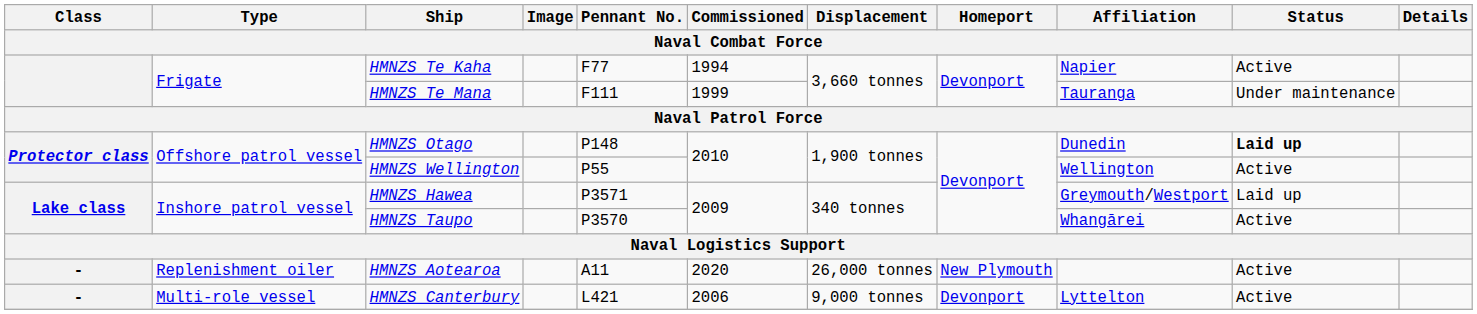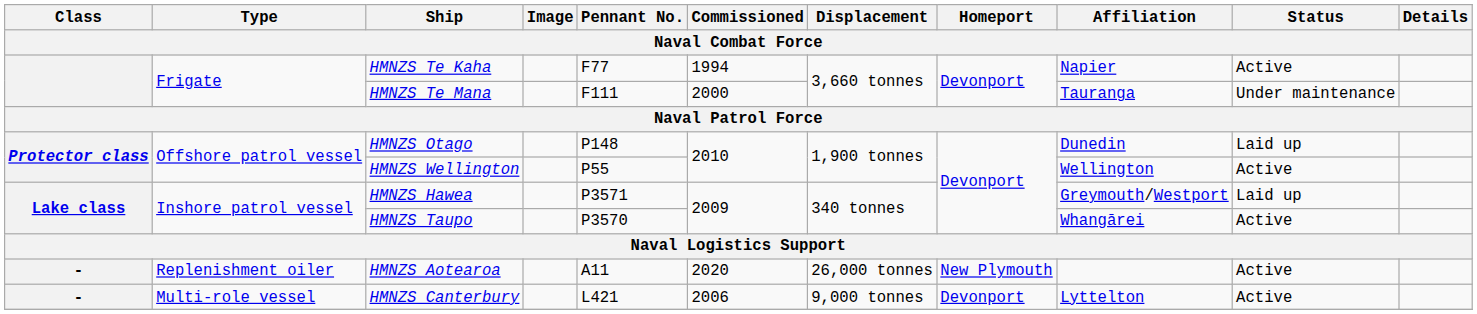(710, 94) 1999 -> (710, 94) 2000
(1269, 144) bold -> (1269, 144) normal
